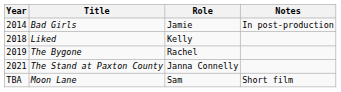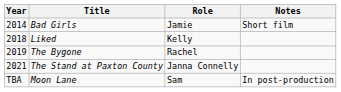(288, 25) In post-production -> (268, 25) Short film
(268, 80) Short film -> (288, 80) In post-production
